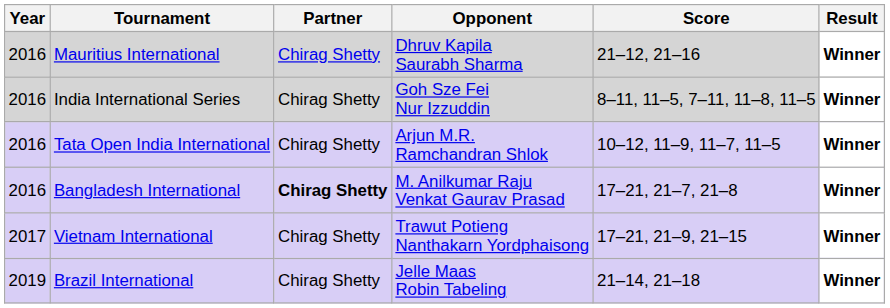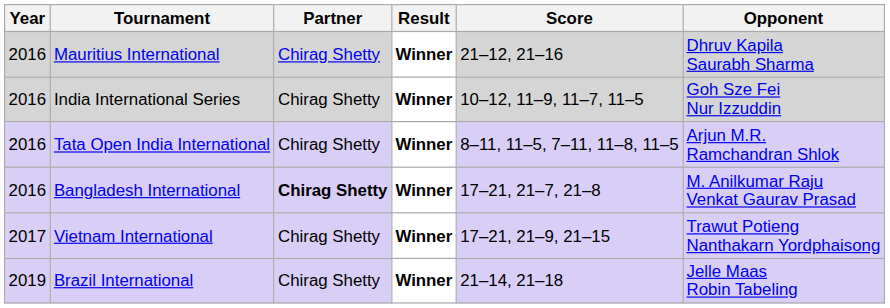columns swapped: (492, 18) <-> (852, 18)
(706, 100) 8–11, 11–5, 7–11, 11–8, 11–5 -> (552, 100) 10–12, 11–9, 11–7, 11–5
(689, 145) 10–12, 11–9, 11–7, 11–5 -> (569, 145) 8–11, 11–5, 7–11, 11–8, 11–5
